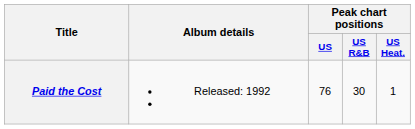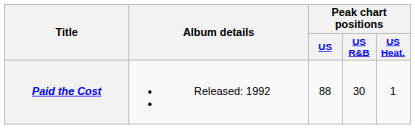(325, 92) 76 -> (325, 92) 88
